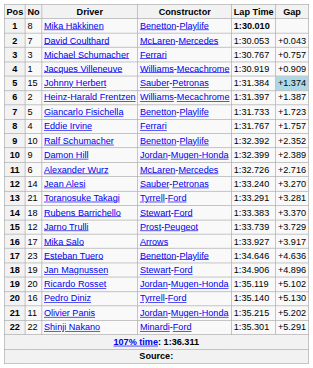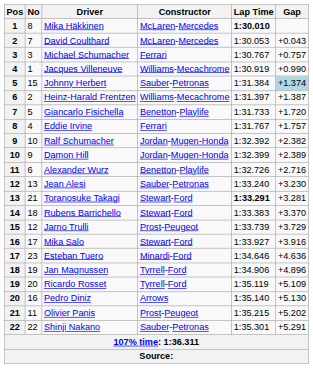(174, 25) Benetton-Playlife -> (179, 25) McLaren-Mercedes
(292, 69) +0.909 -> (292, 69) +0.990
(292, 112) +1.723 -> (292, 112) +1.720
(174, 140) Benetton-Playlife -> (184, 140) Jordan-Mugen-Honda
(292, 140) +2.352 -> (292, 140) +2.382
(179, 169) McLaren-Mercedes -> (174, 169) Benetton-Playlife
(33, 183) 14 -> (33, 183) 13
(292, 183) +3.270 -> (292, 183) +3.230
(163, 198) Tyrrell-Ford -> (166, 198) Stewart-Ford
(252, 198) normal -> (252, 198) bold
(154, 241) Arrows -> (166, 241) Stewart-Ford
(292, 241) +3.917 -> (292, 241) +3.916
(174, 255) Benetton-Playlife -> (166, 255) Minardi-Ford
(166, 270) Stewart-Ford -> (163, 270) Tyrrell-Ford
(184, 284) Jordan-Mugen-Honda -> (163, 284) Tyrrell-Ford
(292, 284) +5.102 -> (292, 284) +5.109
(163, 298) Tyrrell-Ford -> (154, 298) Arrows
(184, 313) Jordan-Mugen-Honda -> (169, 313) Prost-Peugeot
(166, 327) Minardi-Ford -> (174, 327) Sauber-Petronas
